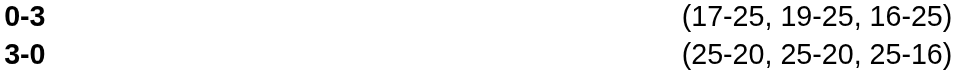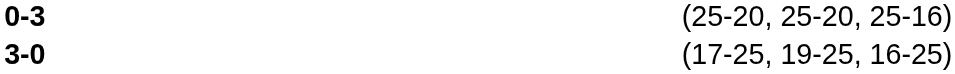(817, 16) (17-25, 19-25, 16-25) -> (817, 16) (25-20, 25-20, 25-16)
(817, 54) (25-20, 25-20, 25-16) -> (817, 54) (17-25, 19-25, 16-25)
